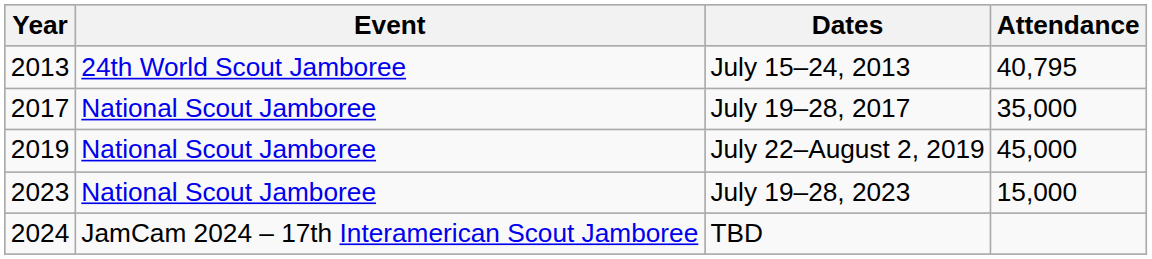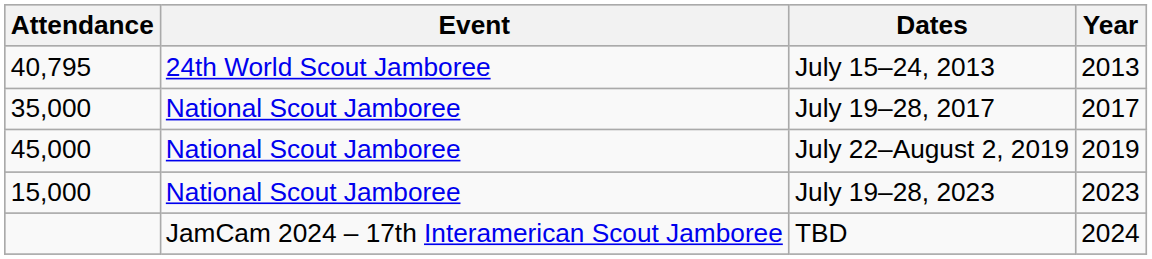columns swapped: (40, 25) <-> (1068, 25)
